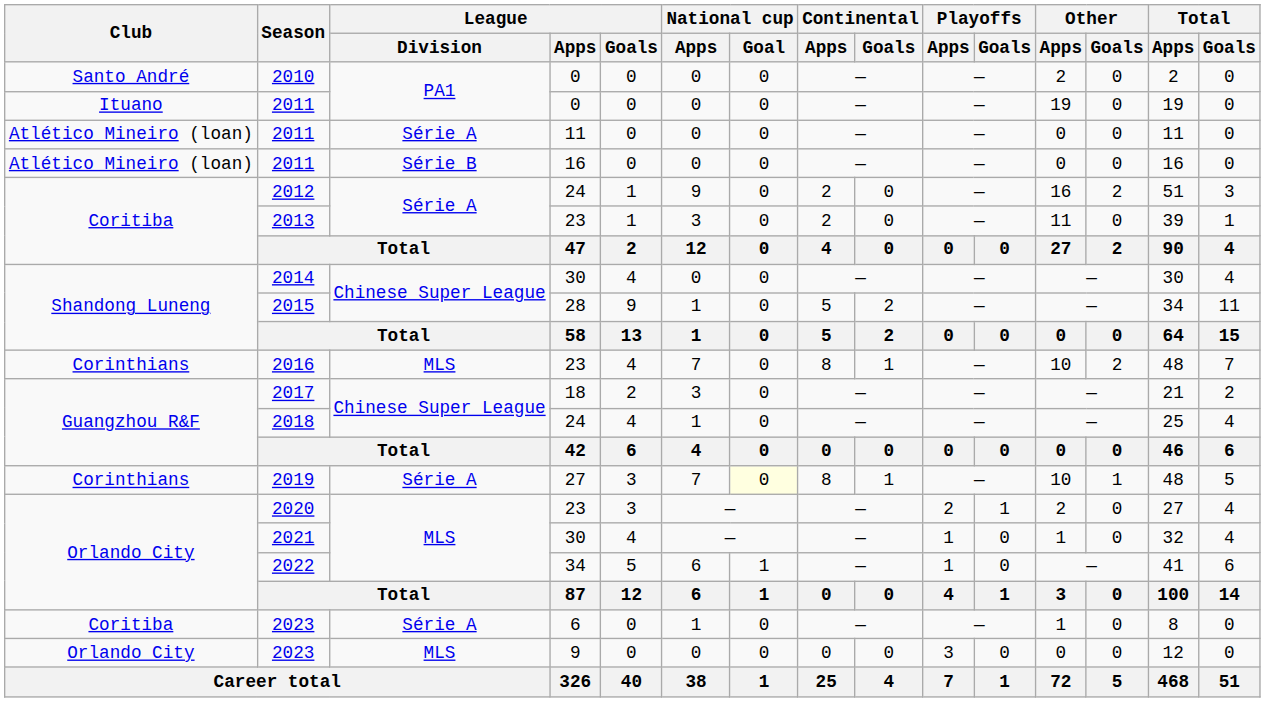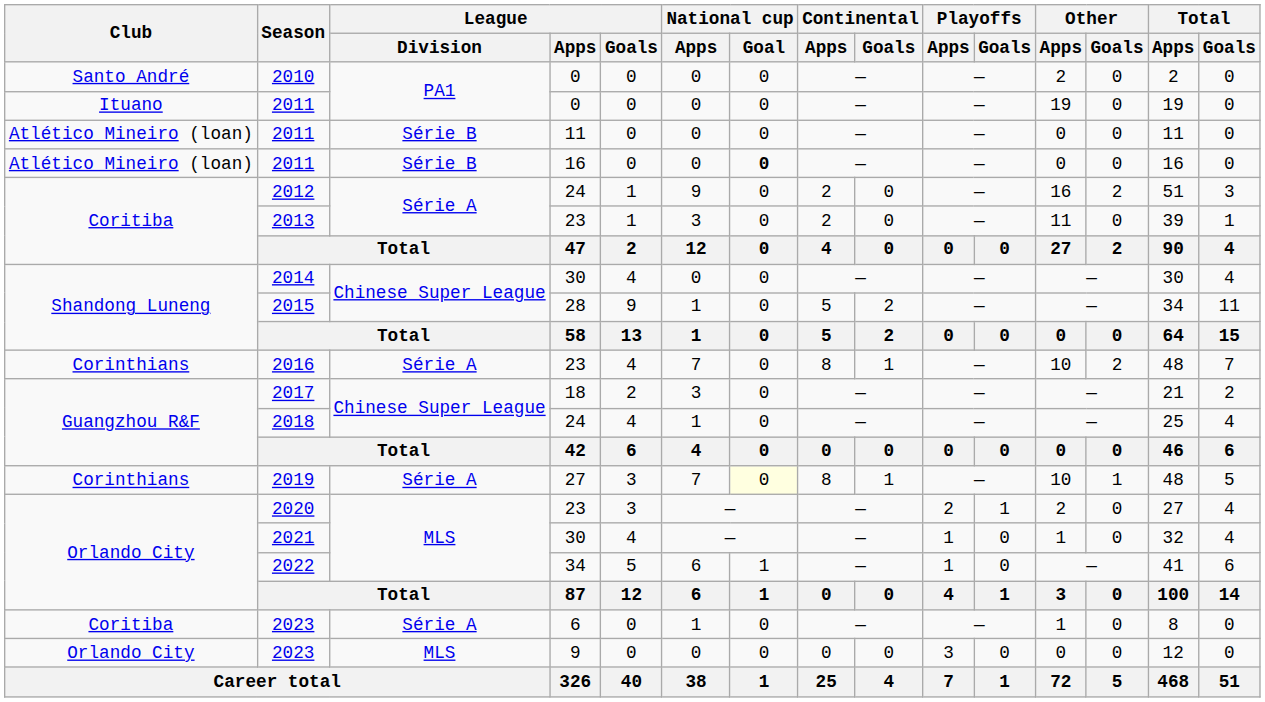(440, 134) Série A -> (440, 134) Série B
(764, 163) normal -> (764, 163) bold
(440, 365) MLS -> (440, 365) Série A
